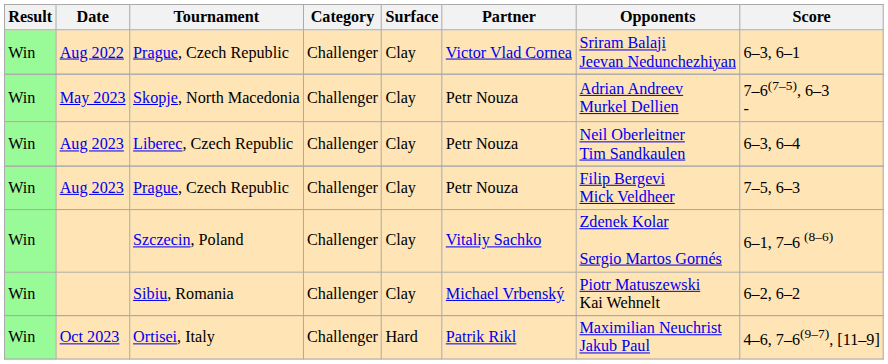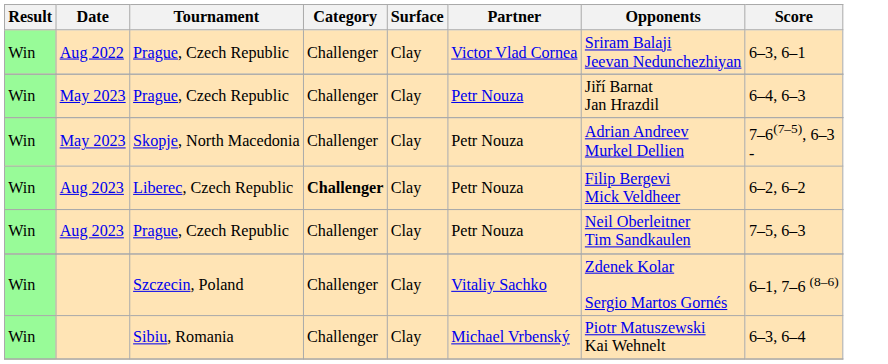+ row: (93, 95)
(343, 144) normal -> (345, 187) bold
(632, 144) Neil Oberleitner Tim Sandkaulen -> (633, 187) Filip Bergevi Mick Veldheer
(772, 144) 6–3, 6–4 -> (777, 187) 6–2, 6–2
(627, 187) Filip Bergevi Mick Veldheer -> (638, 231) Neil Oberleitner Tim Sandkaulen
(772, 293) 6–2, 6–2 -> (777, 337) 6–3, 6–4
- row: (90, 337)
